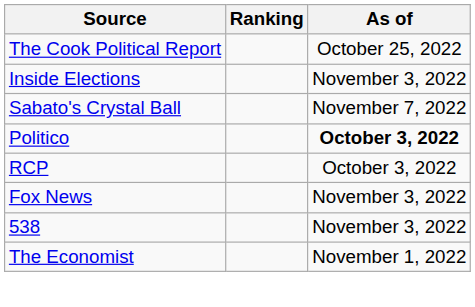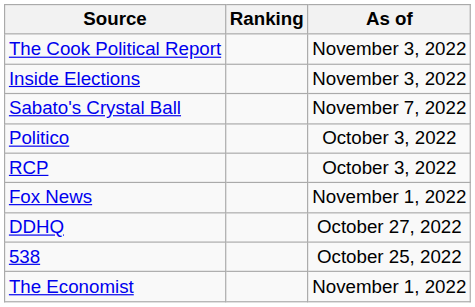(389, 49) October 25, 2022 -> (389, 49) November 3, 2022
(389, 138) bold -> (389, 138) normal
(389, 197) November 3, 2022 -> (389, 197) November 1, 2022
+ row: (36, 227)
(389, 227) November 3, 2022 -> (389, 256) October 25, 2022
